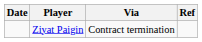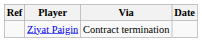columns swapped: (17, 12) <-> (187, 12)
